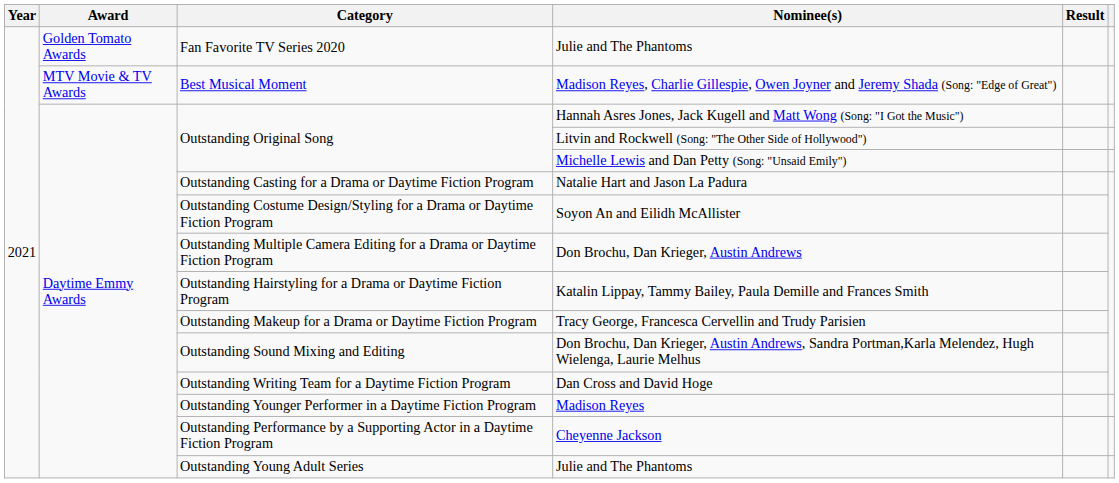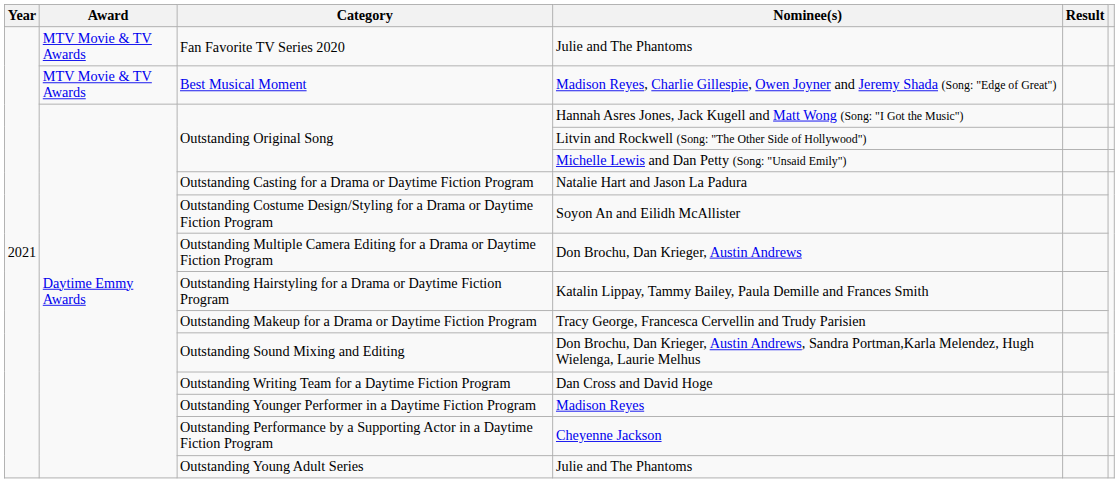(87, 46) Golden Tomato Awards -> (97, 46) MTV Movie & TV Awards
